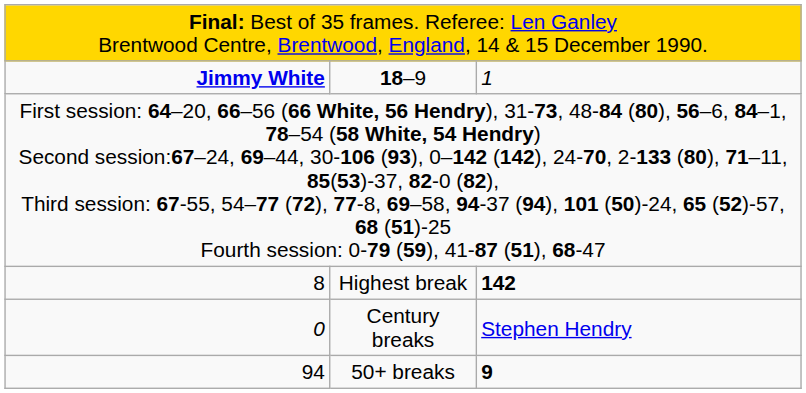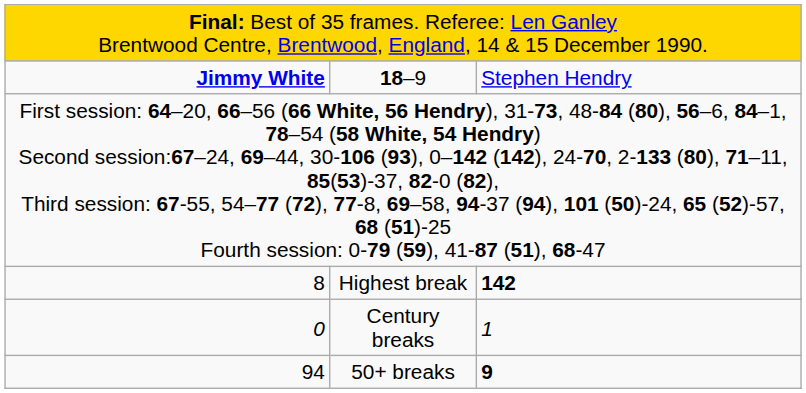(487, 78) 1 -> (556, 78) Stephen Hendry
(556, 328) Stephen Hendry -> (487, 328) 1
